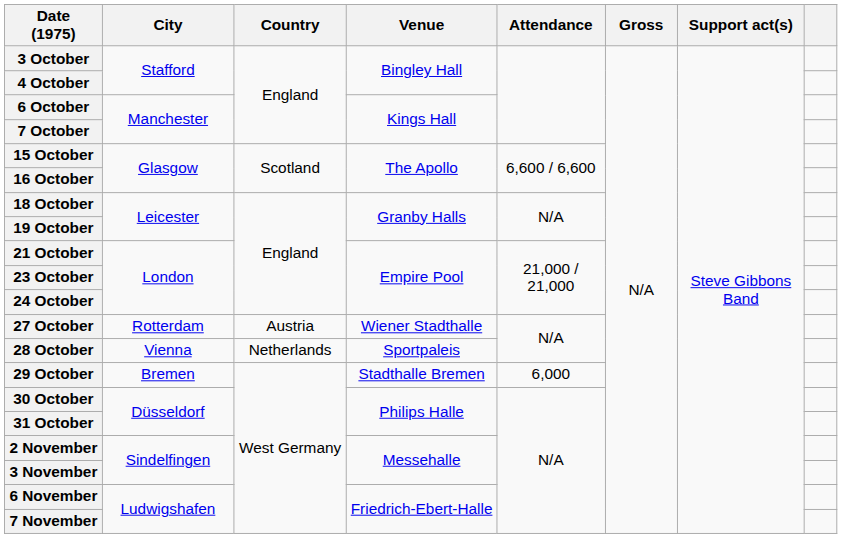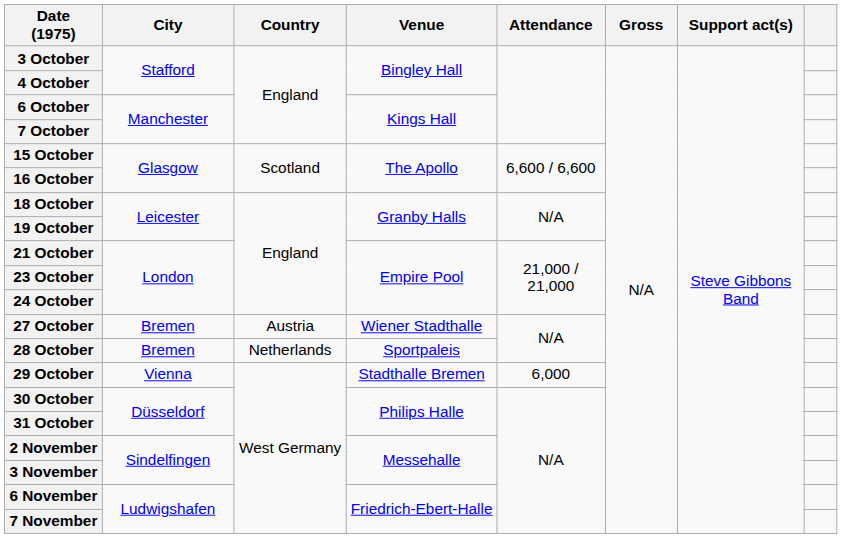(168, 326) Rotterdam -> (168, 326) Bremen
(168, 350) Vienna -> (168, 350) Bremen
(168, 374) Bremen -> (168, 374) Vienna
